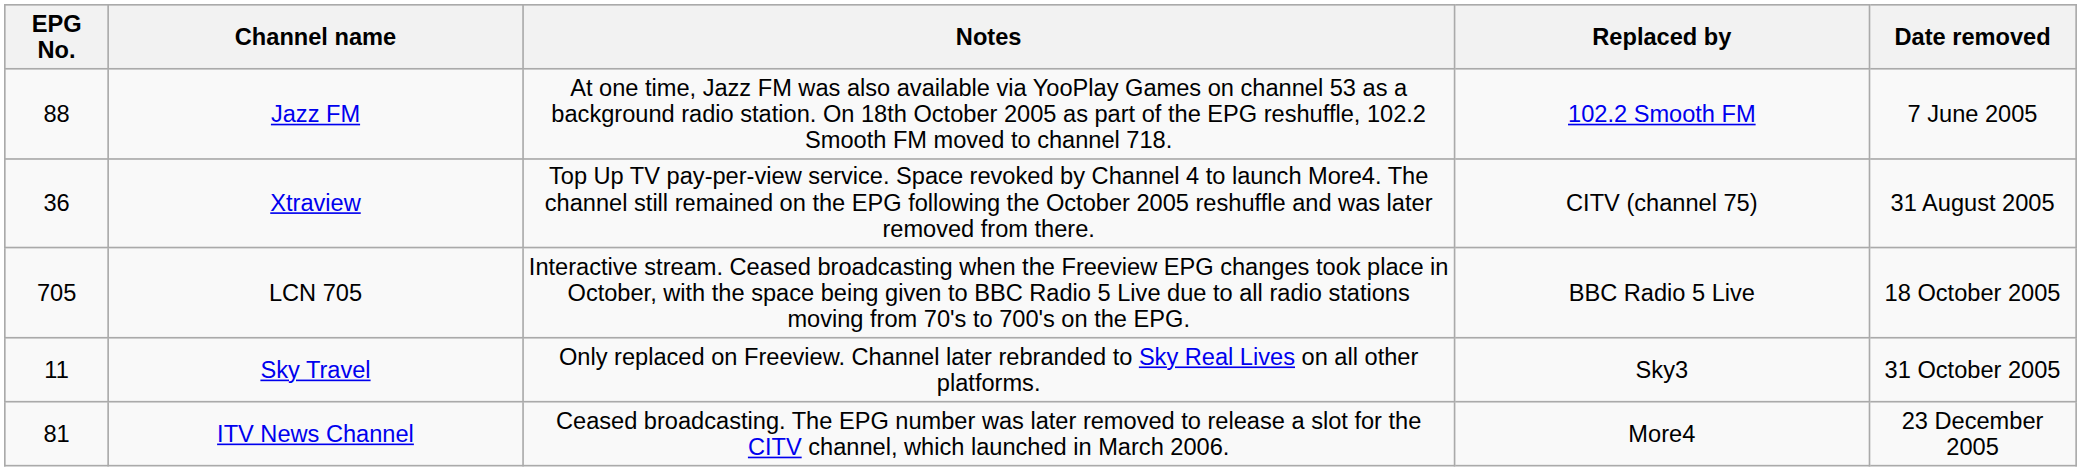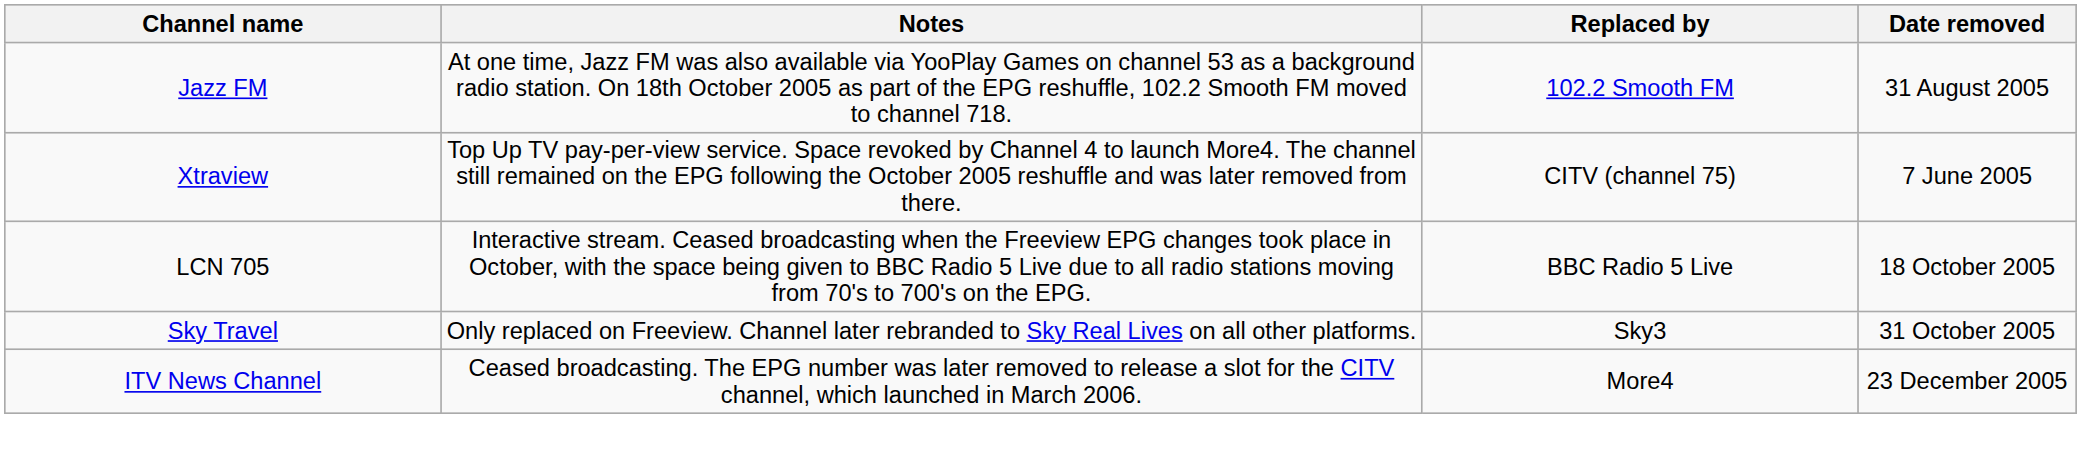- column: (57, 37)
(1973, 114) 7 June 2005 -> (1967, 87) 31 August 2005
(1973, 203) 31 August 2005 -> (1967, 177) 7 June 2005
